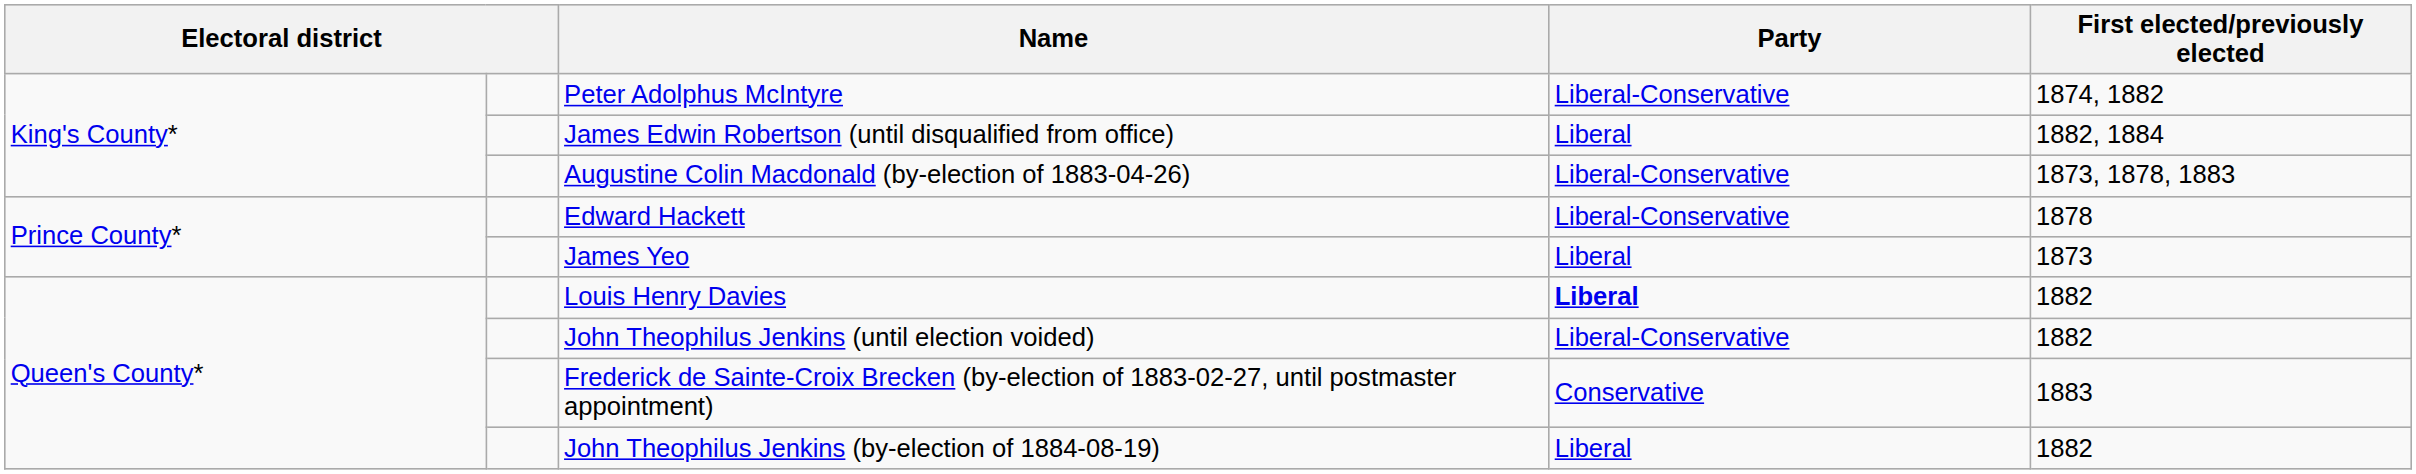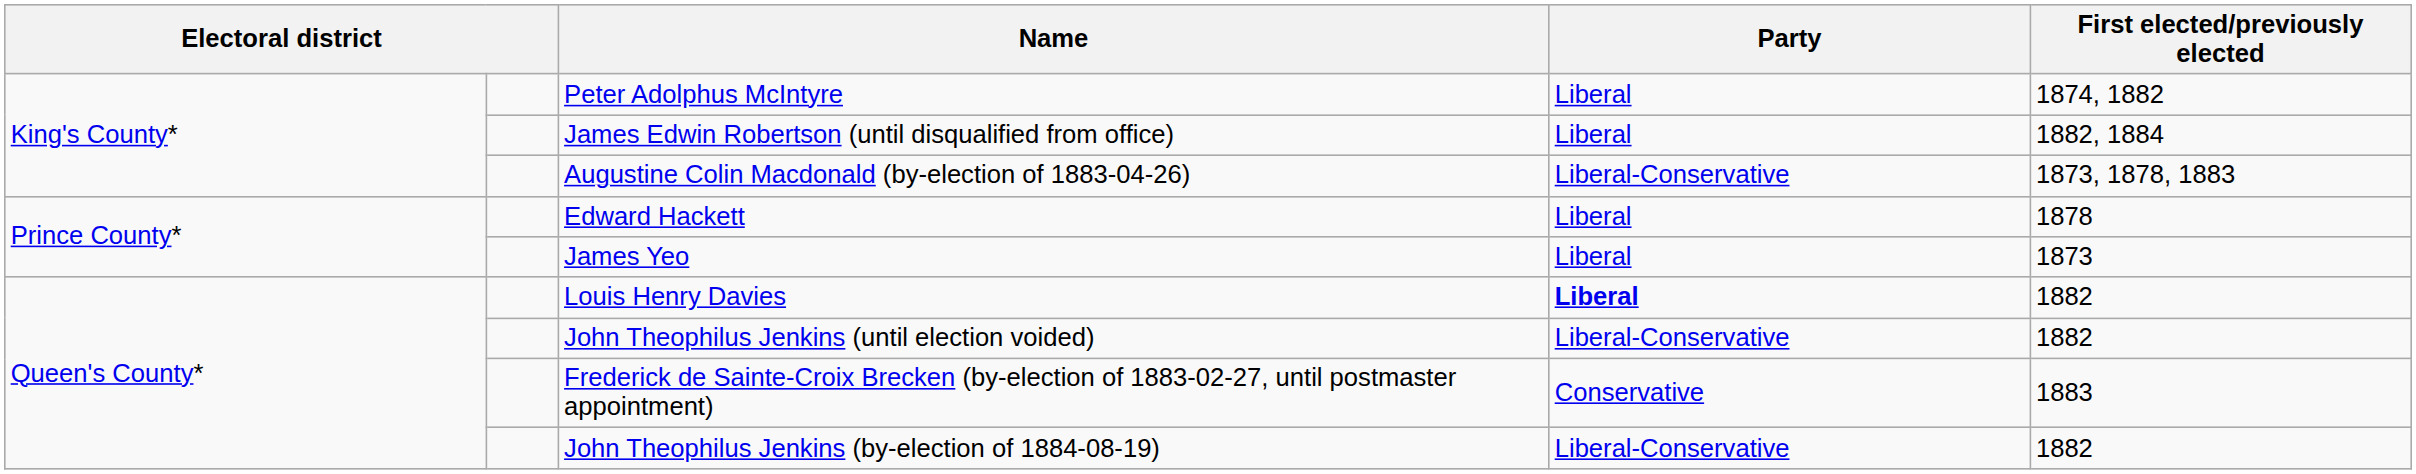(1672, 94) Liberal-Conservative -> (1593, 94) Liberal
(1672, 216) Liberal-Conservative -> (1593, 216) Liberal
(1593, 447) Liberal -> (1672, 447) Liberal-Conservative
